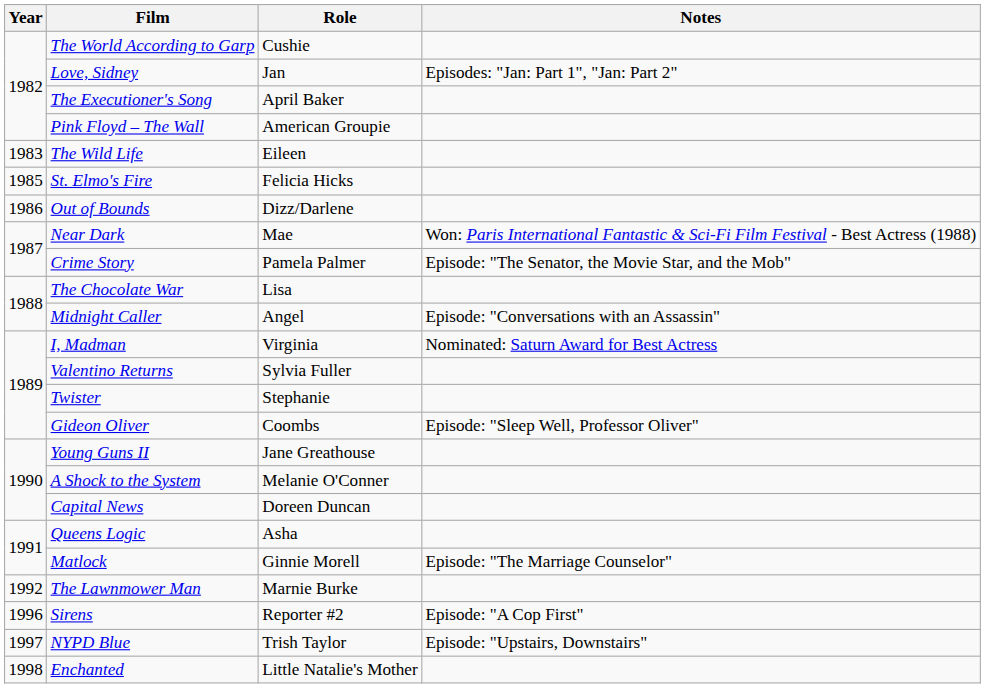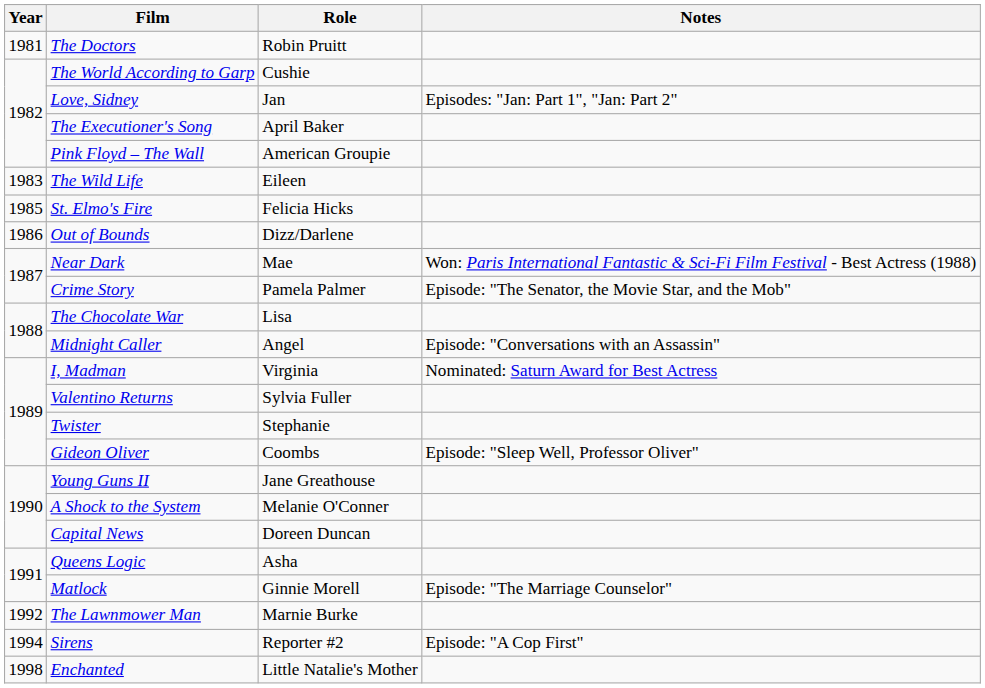+ row: (93, 45)
(26, 615) 1996 -> (26, 642) 1994
- row: (90, 642)
